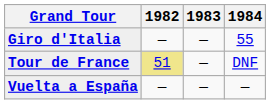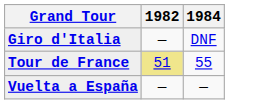- column: (204, 16)
(245, 40) 55 -> (204, 40) DNF
(245, 63) DNF -> (204, 63) 55
